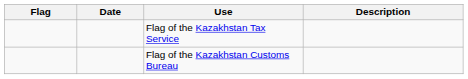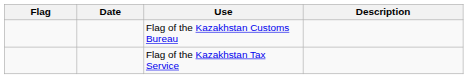rows swapped: (218, 60) <-> (206, 33)
